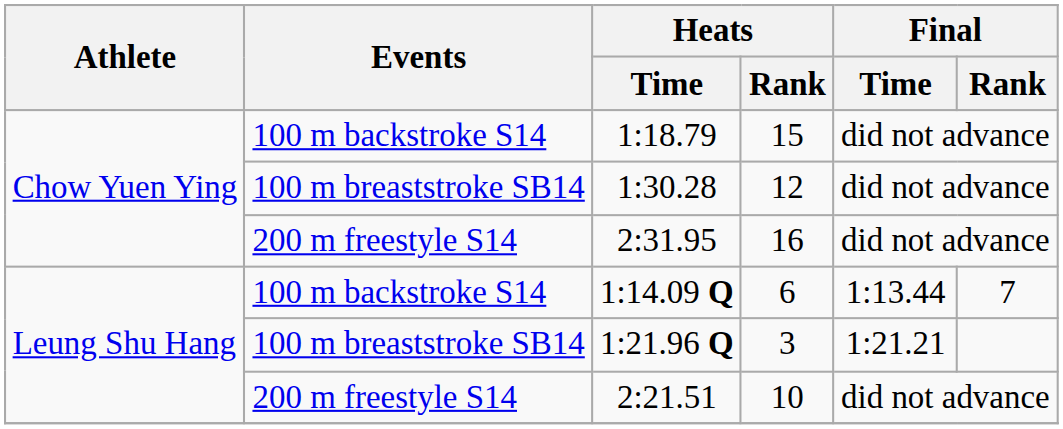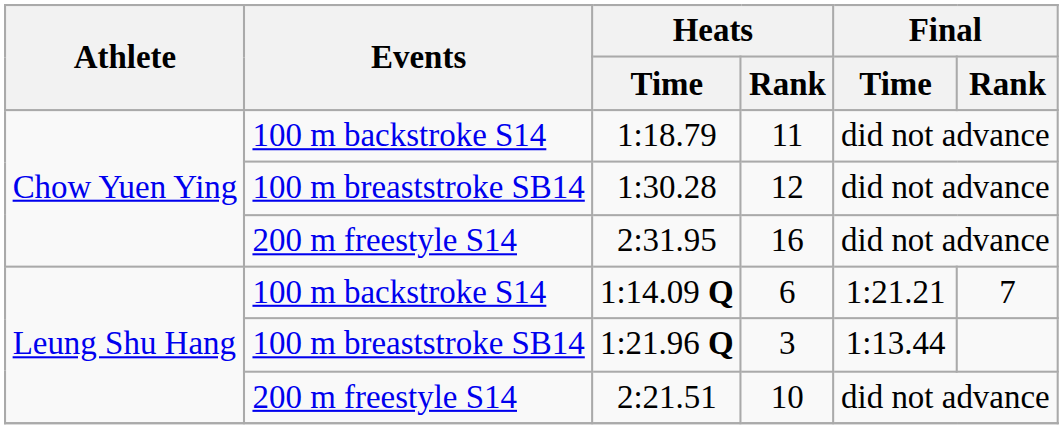(787, 135) 15 -> (787, 135) 11
(896, 291) 1:13.44 -> (896, 291) 1:21.21
(896, 344) 1:21.21 -> (896, 344) 1:13.44
